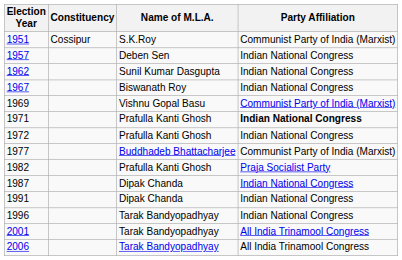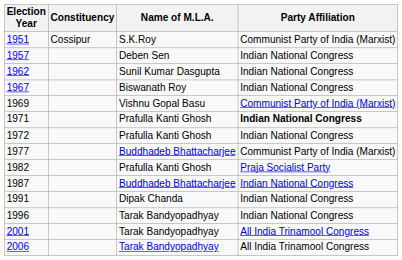(151, 183) Dipak Chanda -> (177, 183) Buddhadeb Bhattacharjee
